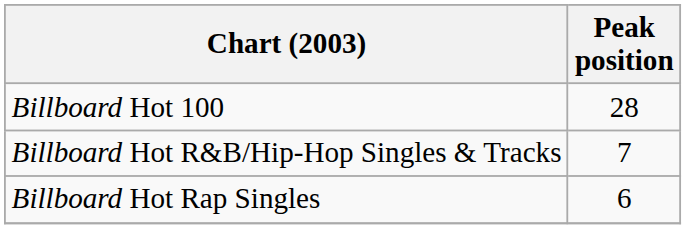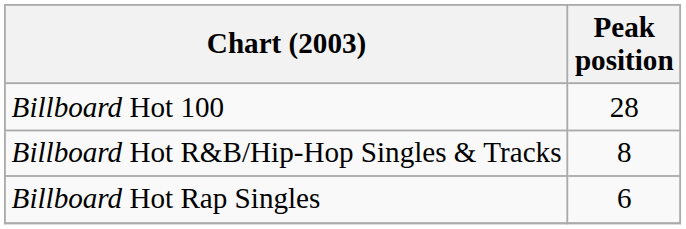(624, 152) 7 -> (624, 152) 8
